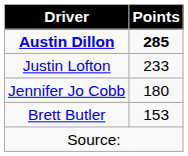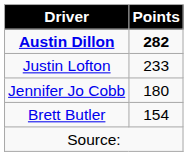(156, 42) 285 -> (156, 42) 282
(156, 115) 153 -> (156, 115) 154
